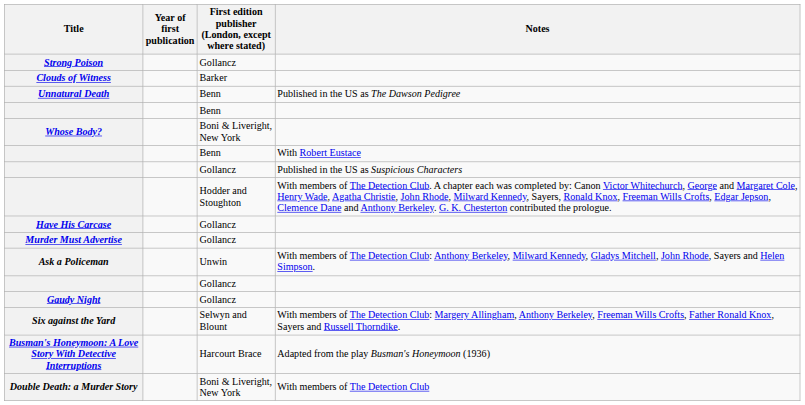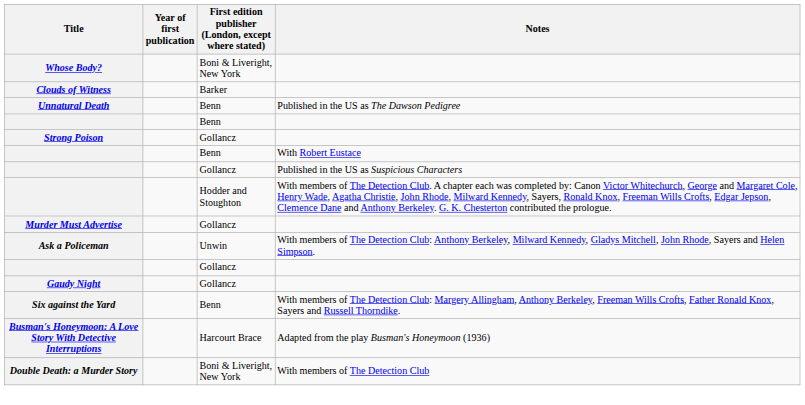rows swapped: (74, 132) <-> (74, 62)
- row: (74, 224)
(223, 321) Selwyn and Blount -> (210, 305) Benn
